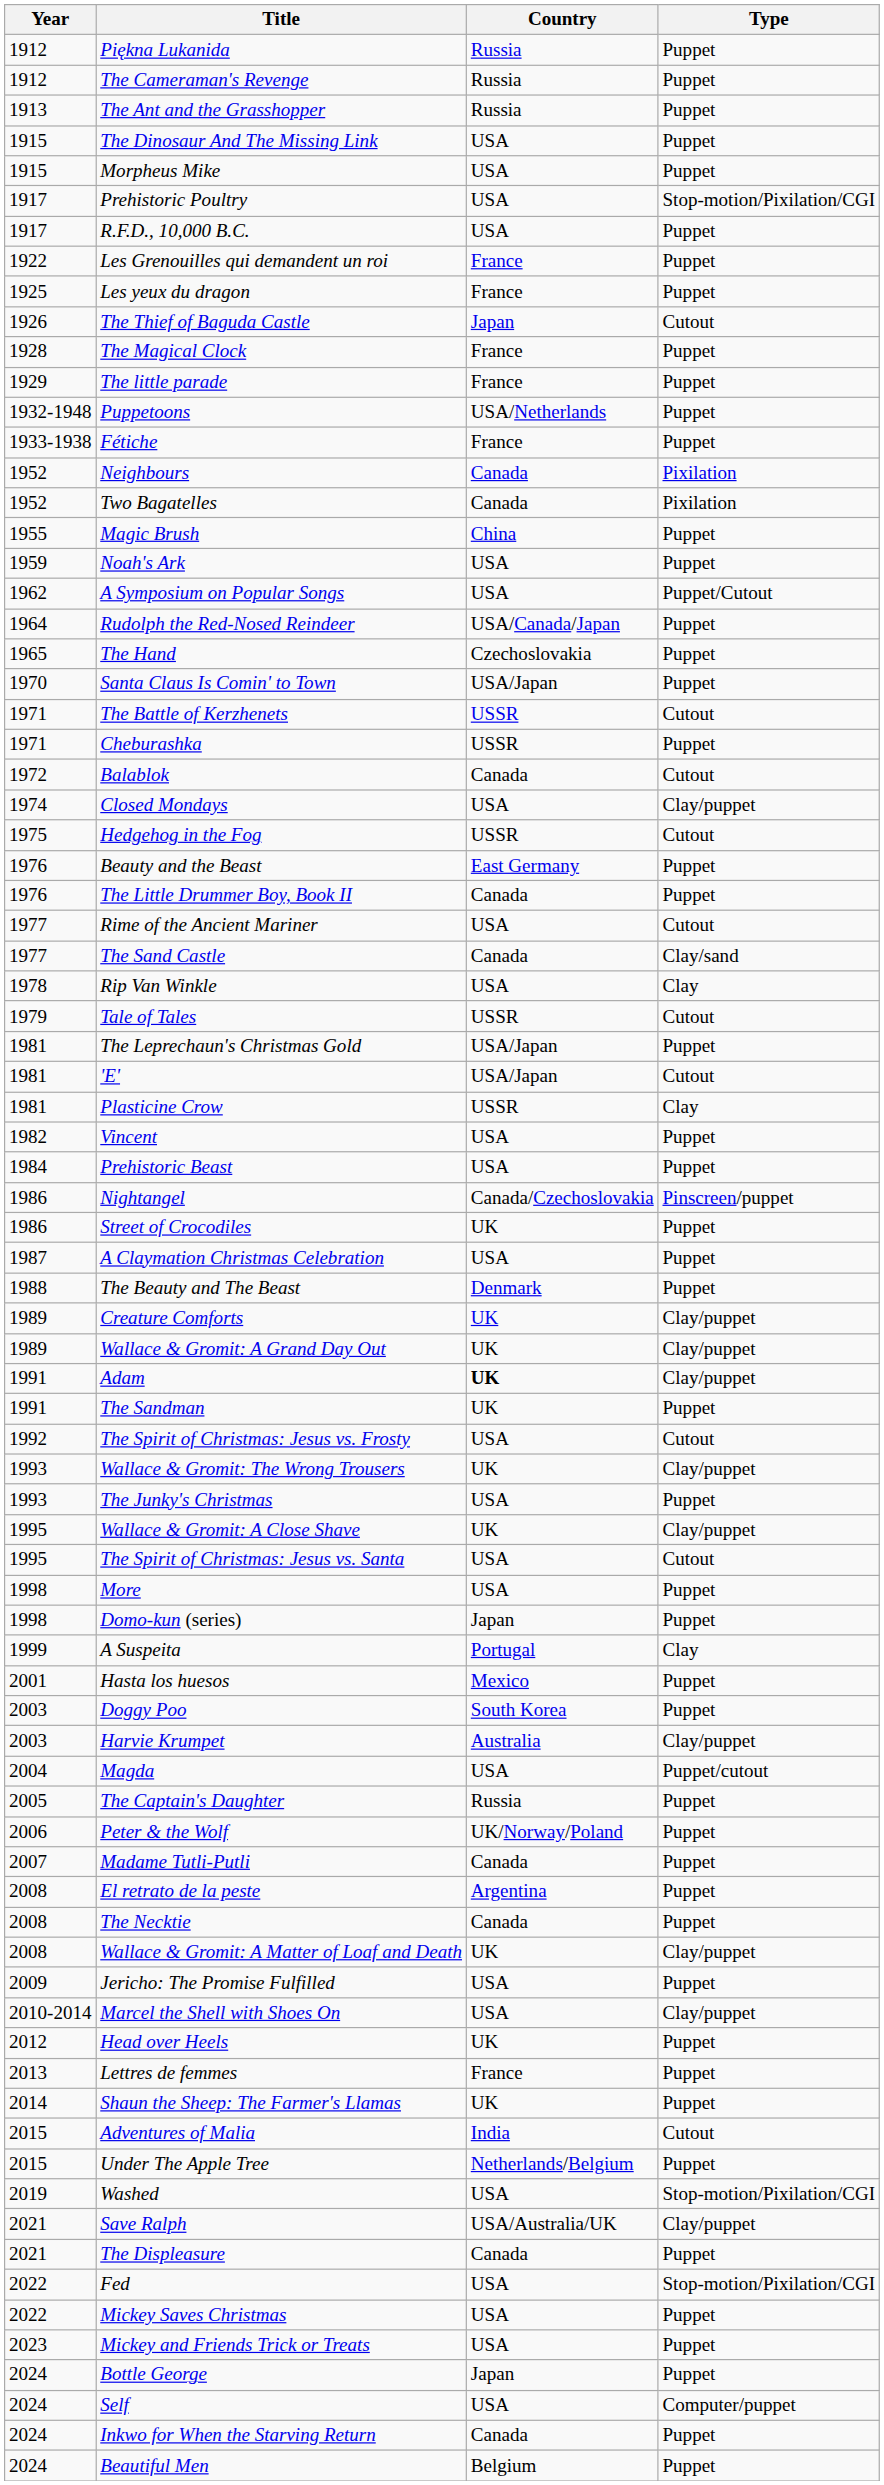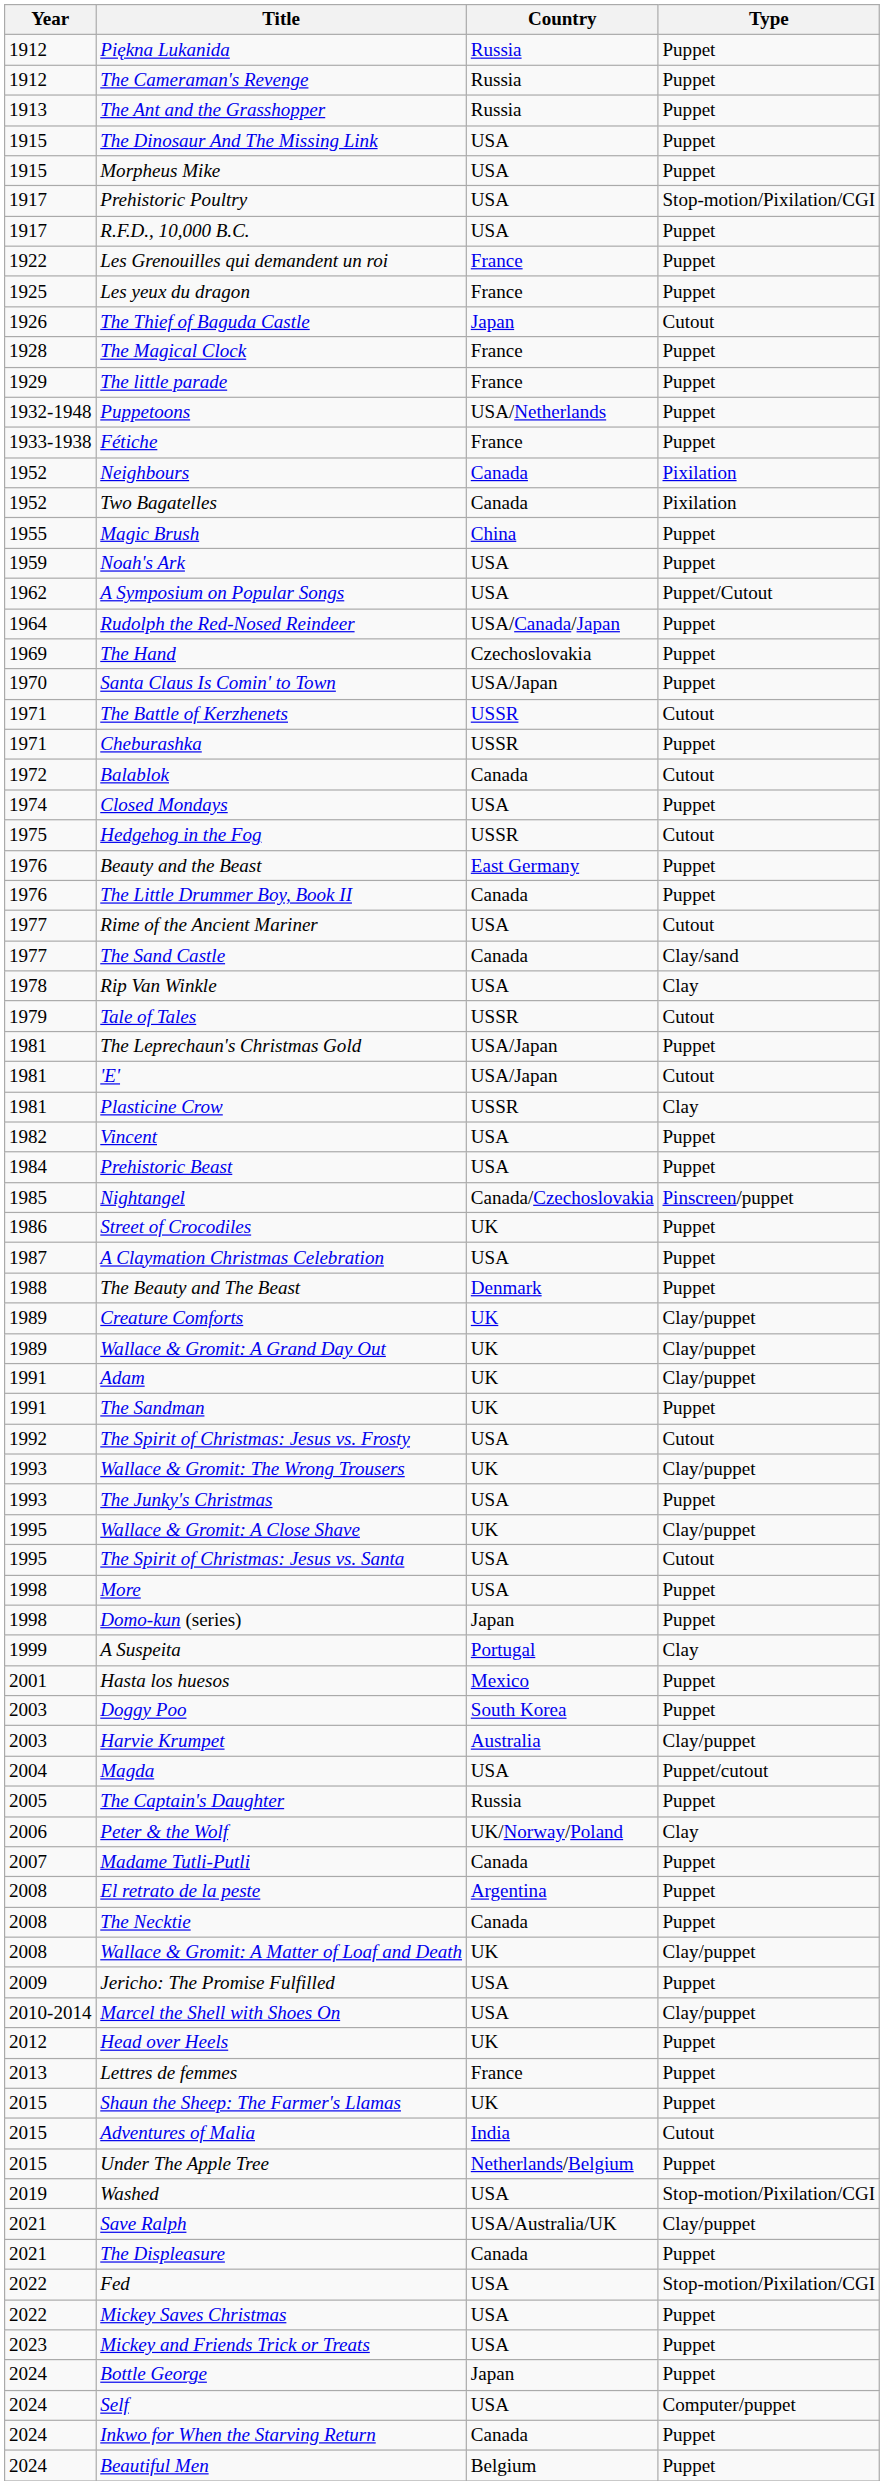(28, 653) 1965 -> (28, 653) 1969
(709, 804) Clay/puppet -> (689, 804) Puppet
(28, 1197) 1986 -> (28, 1197) 1985
(485, 1378) bold -> (485, 1378) normal
(689, 1831) Puppet -> (680, 1831) Clay
(28, 2103) 2014 -> (28, 2103) 2015
